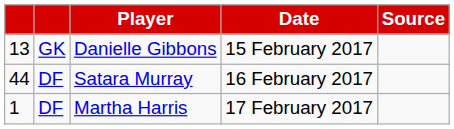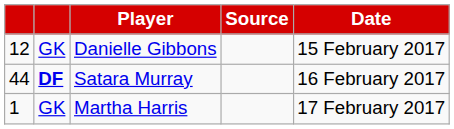columns swapped: (299, 19) <-> (413, 19)
(19, 49) 13 -> (19, 49) 12
(51, 78) normal -> (51, 78) bold
(51, 108) DF -> (52, 108) GK
